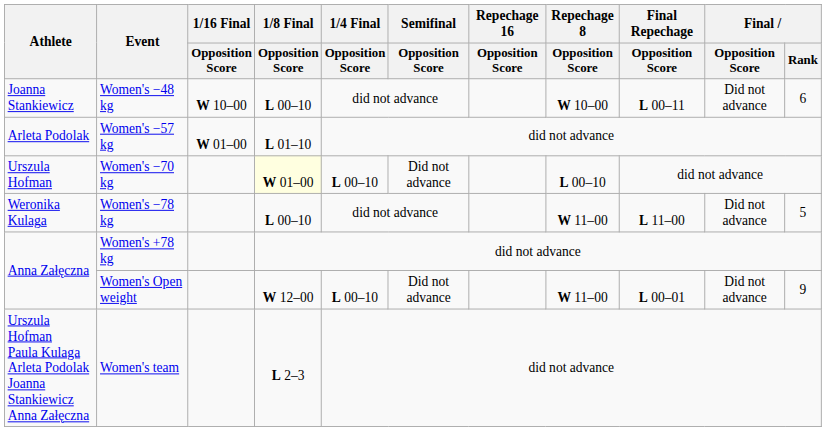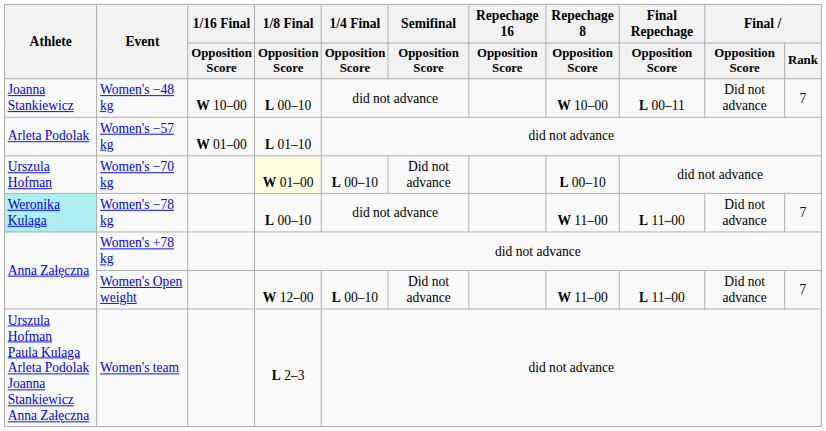(803, 98) 6 -> (803, 98) 7
(34, 213) no background -> (34, 213) paleturquoise background
(803, 213) 5 -> (803, 213) 7
(662, 298) L 00–01 -> (662, 298) L 11–00
(803, 290) 9 -> (803, 290) 7
